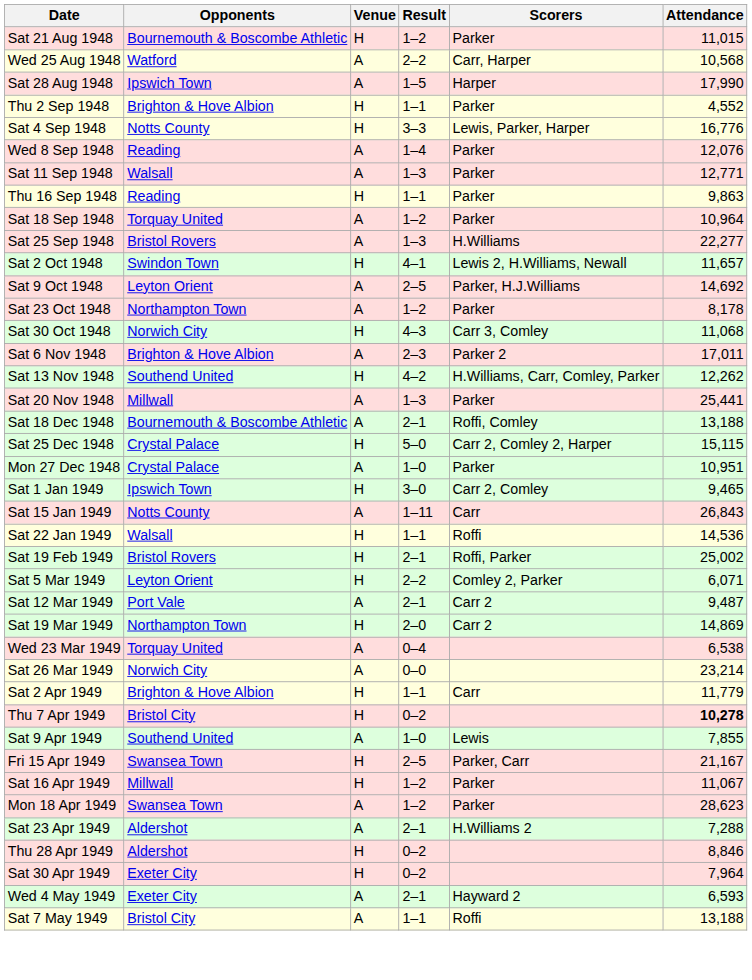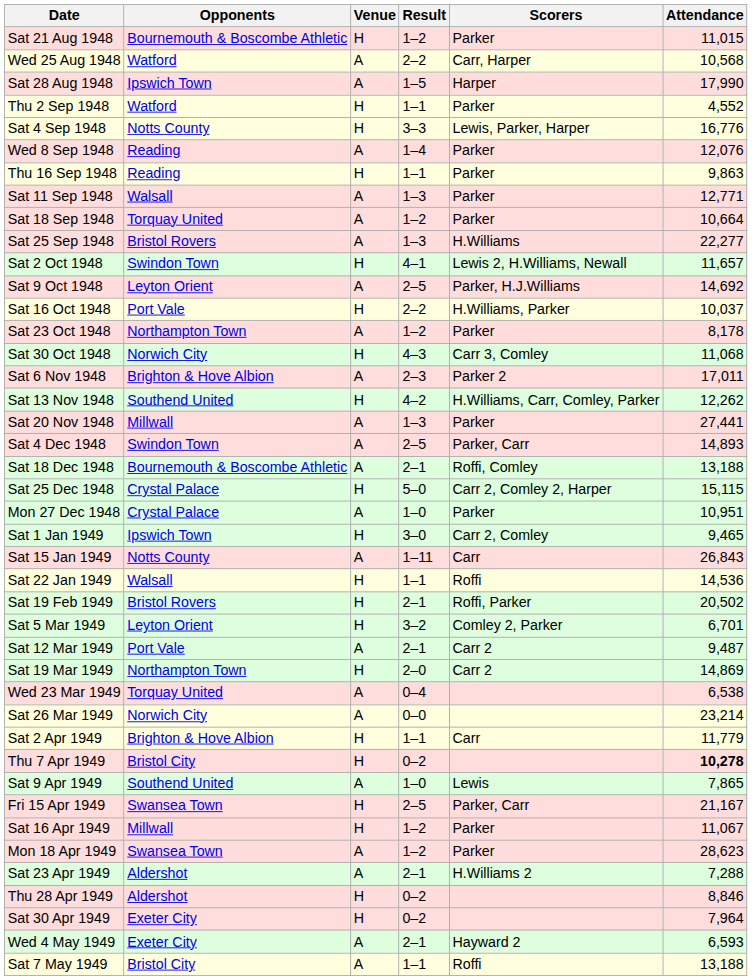(200, 106) Brighton & Hove Albion -> (152, 106) Watford
rows swapped: (60, 173) <-> (62, 196)
(722, 219) 10,964 -> (722, 219) 10,664
+ row: (59, 309)
(722, 399) 25,441 -> (722, 422) 27,441
+ row: (57, 444)
(722, 557) 25,002 -> (722, 602) 20,502
(414, 580) 2–2 -> (414, 625) 3–2
(726, 580) 6,071 -> (726, 625) 6,701
(726, 738) 7,855 -> (726, 783) 7,865
